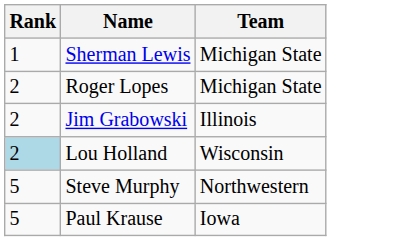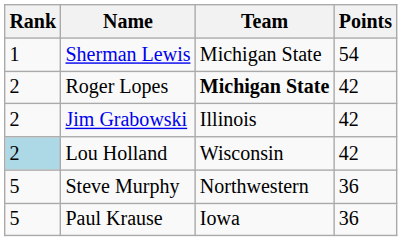+ column: (365, 21)
(261, 87) normal -> (265, 87) bold
